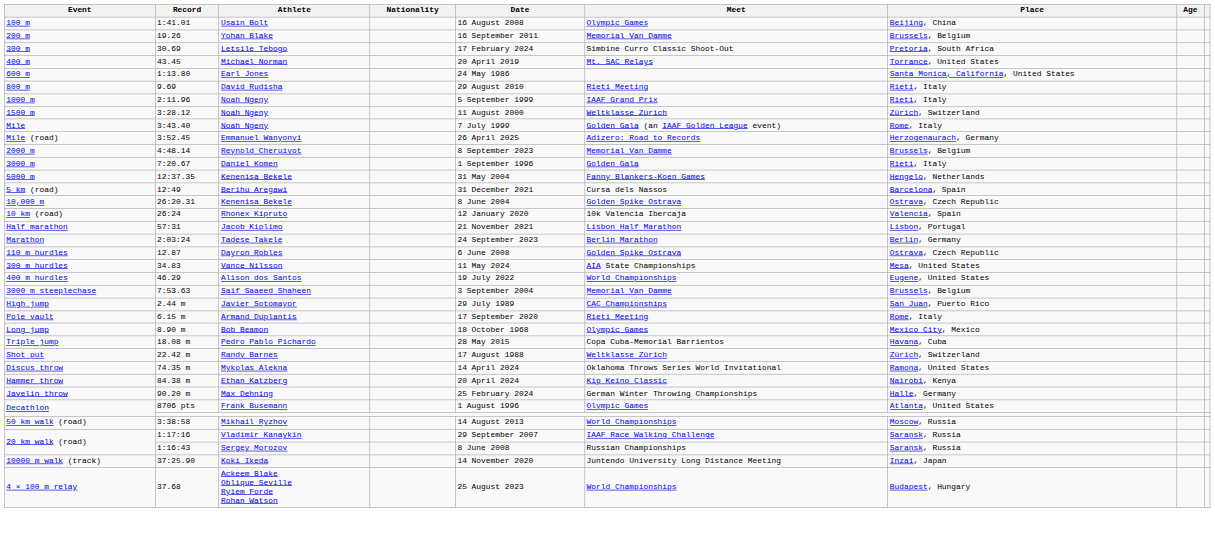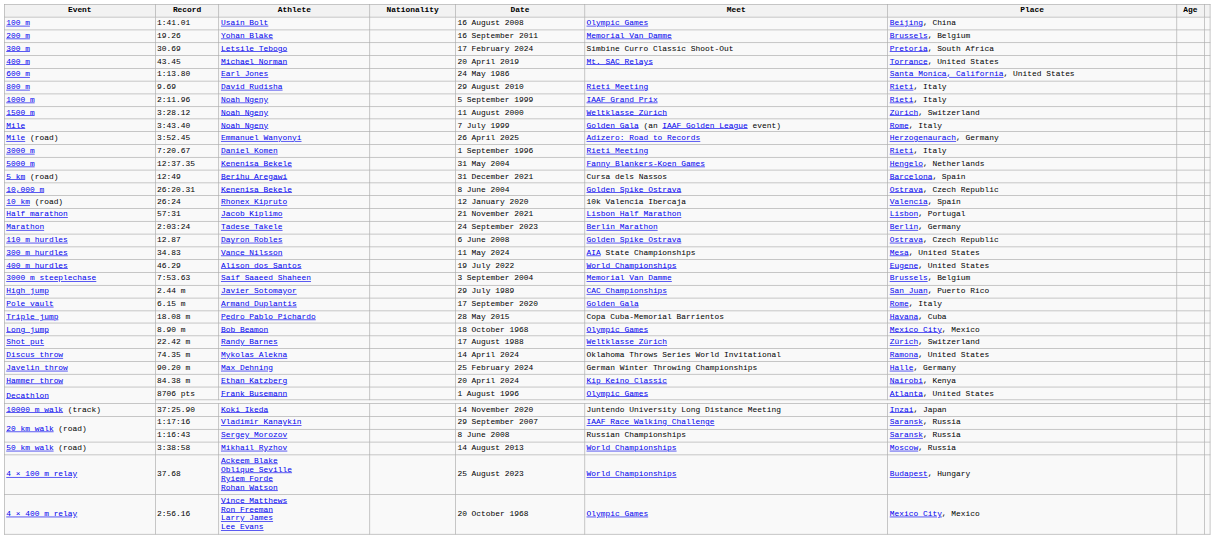- row: (20, 151)
(613, 164) Golden Gala -> (617, 151) Rieti Meeting
(617, 317) Rieti Meeting -> (613, 305) Golden Gala
rows swapped: (28, 330) <-> (32, 343)
rows swapped: (35, 381) <-> (37, 394)
rows swapped: (54, 461) <-> (47, 423)
+ row: (42, 515)
